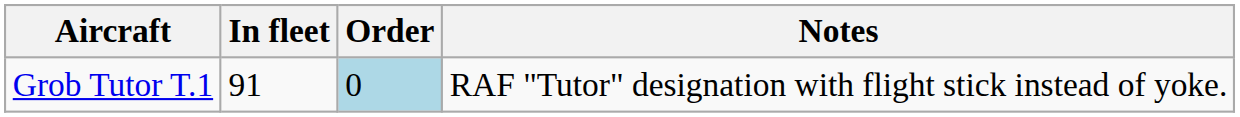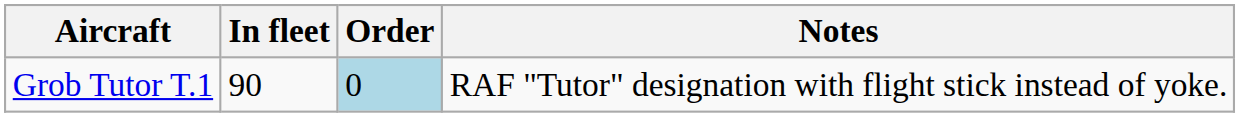(245, 84) 91 -> (245, 84) 90
